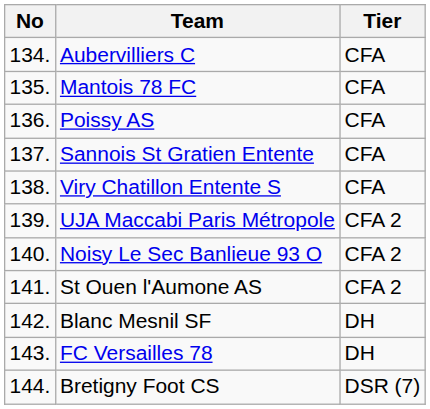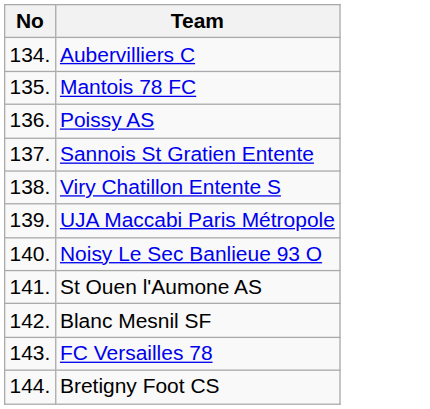- column: (382, 21)
